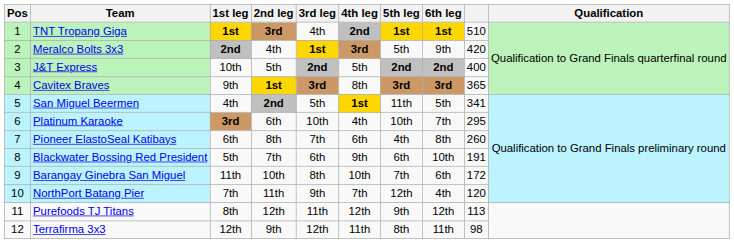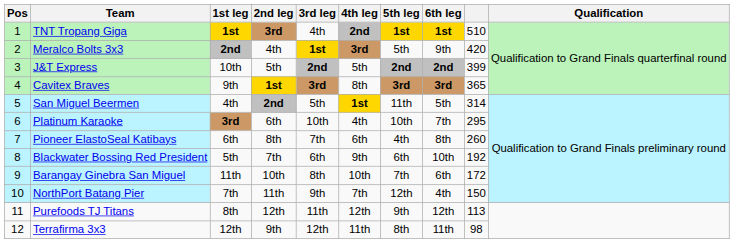(476, 67) 400 -> (476, 67) 399
(476, 103) 341 -> (476, 103) 314
(476, 157) 191 -> (476, 157) 192
(476, 193) 120 -> (476, 193) 150
